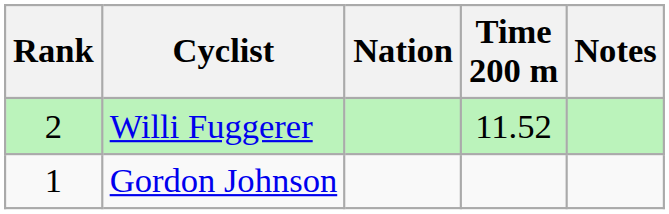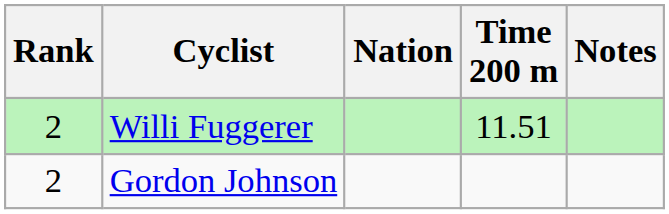(514, 125) 11.52 -> (514, 125) 11.51
(53, 180) 1 -> (53, 180) 2
